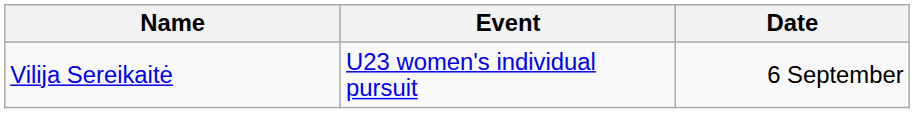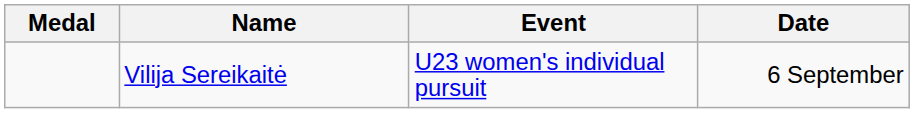+ column: (62, 23)
